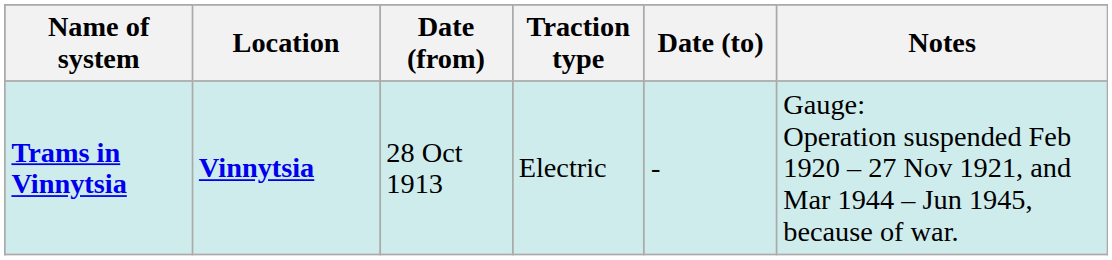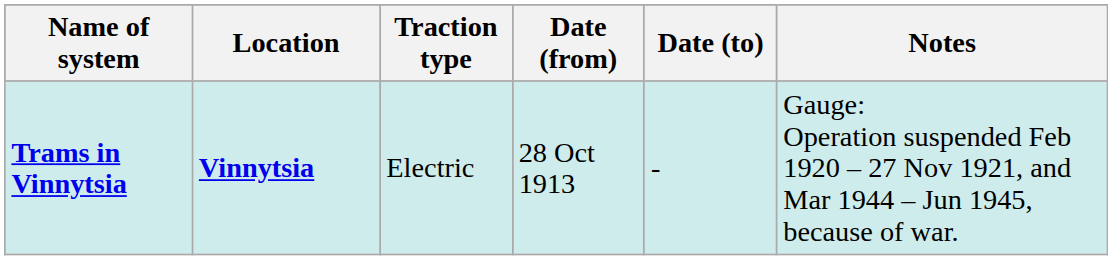columns swapped: (578, 42) <-> (446, 42)
